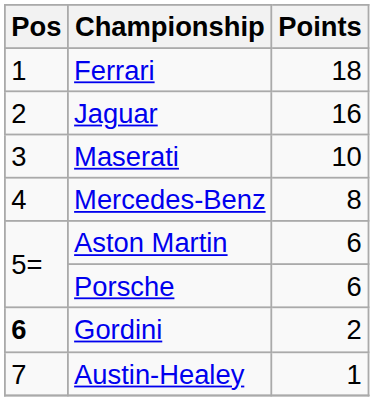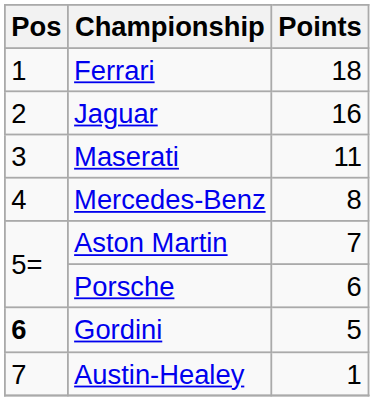(347, 157) 10 -> (348, 157) 11
(354, 243) 6 -> (354, 243) 7
(354, 330) 2 -> (354, 330) 5
